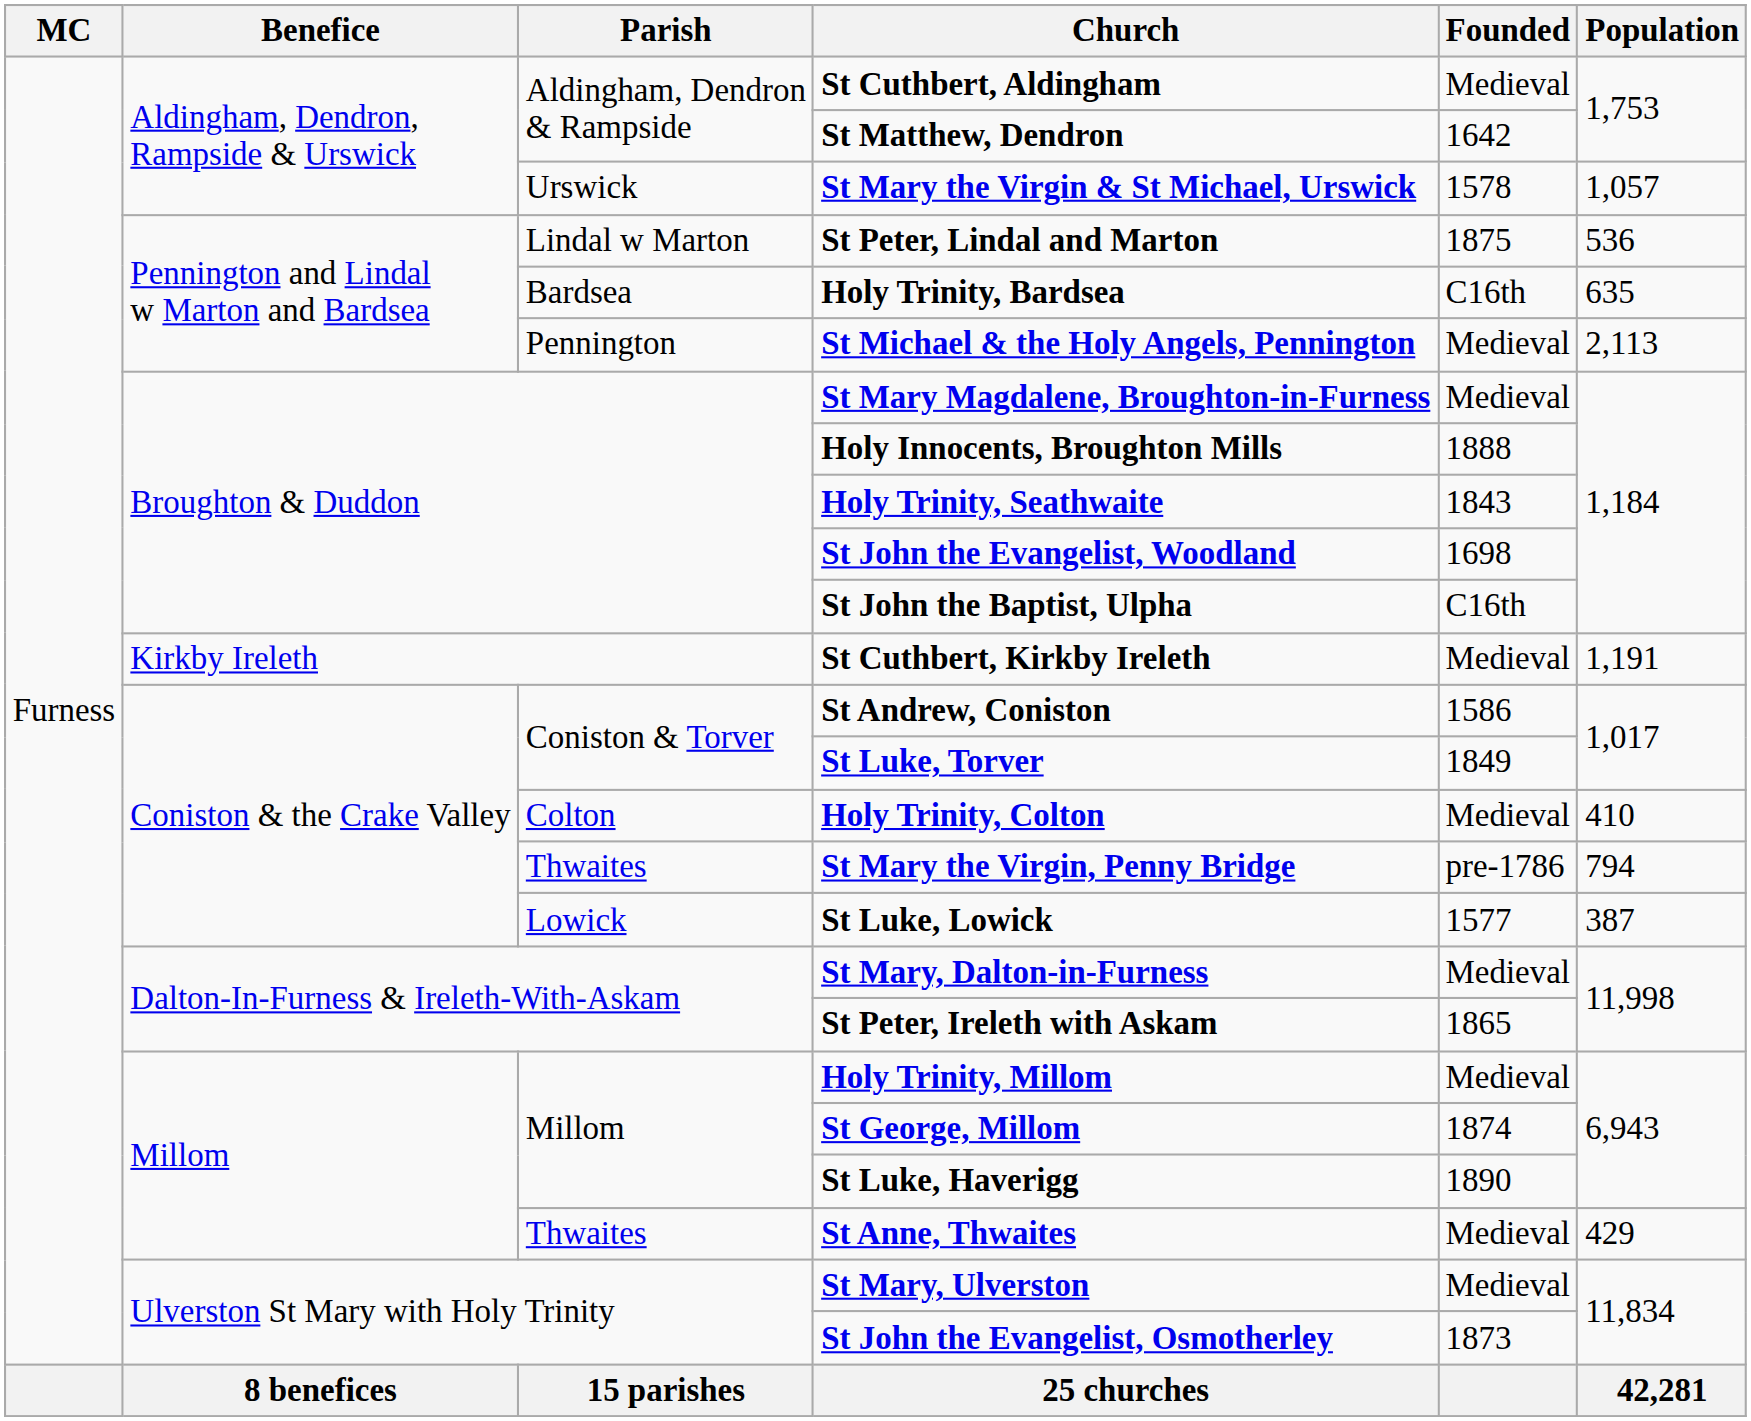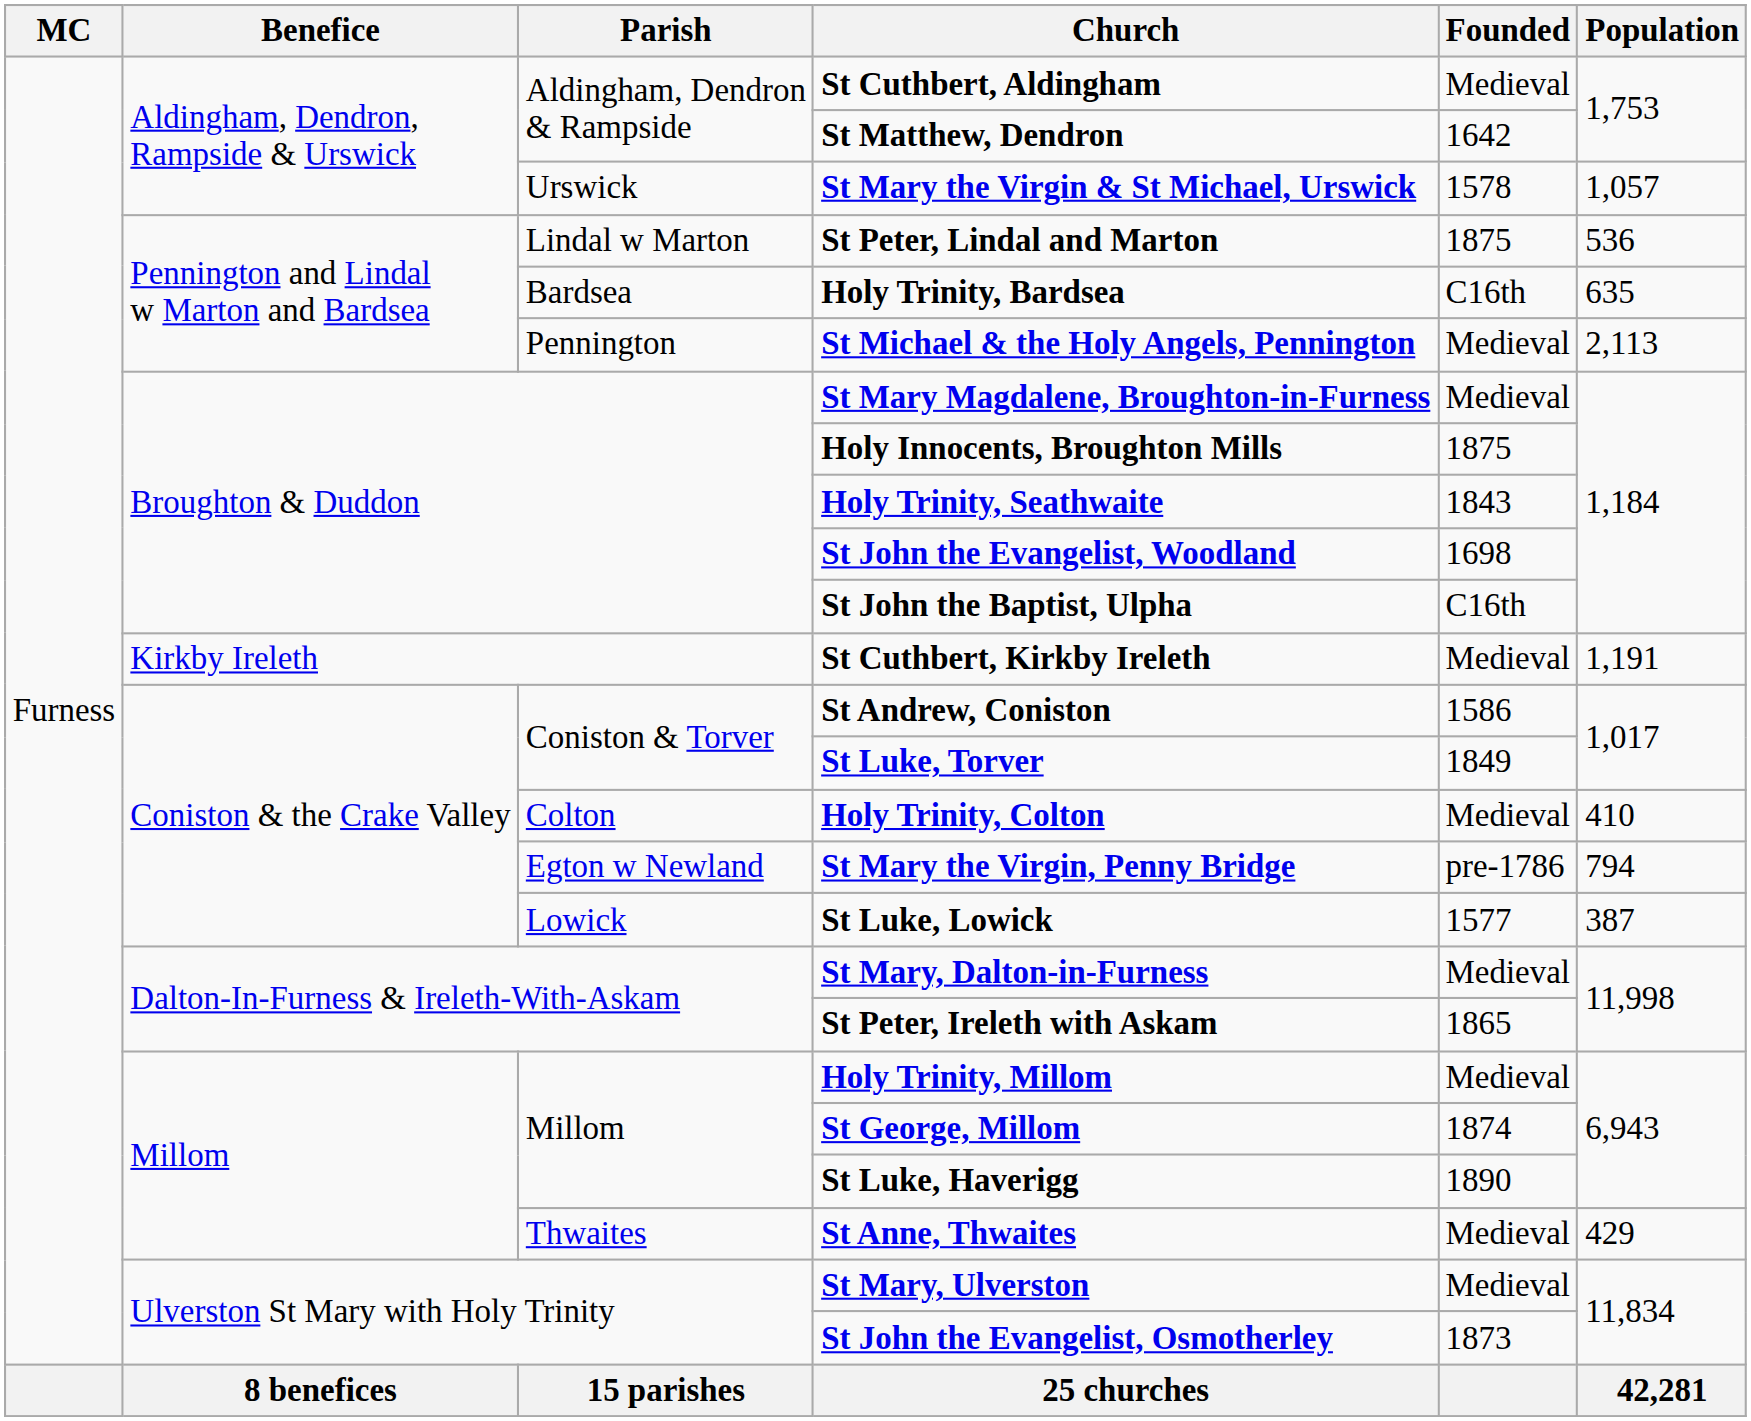(1478, 448) 1888 -> (1478, 448) 1875
(586, 866) Thwaites -> (645, 866) Egton w Newland
